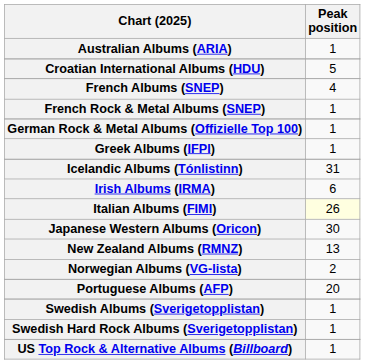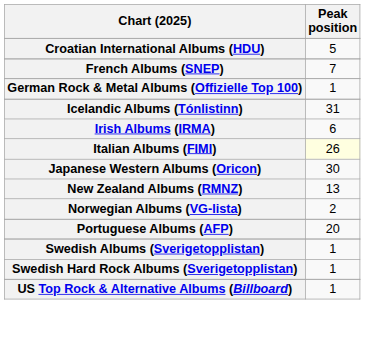- row: (155, 48)
(333, 88) 4 -> (333, 68) 7
- row: (155, 108)
- row: (155, 149)
